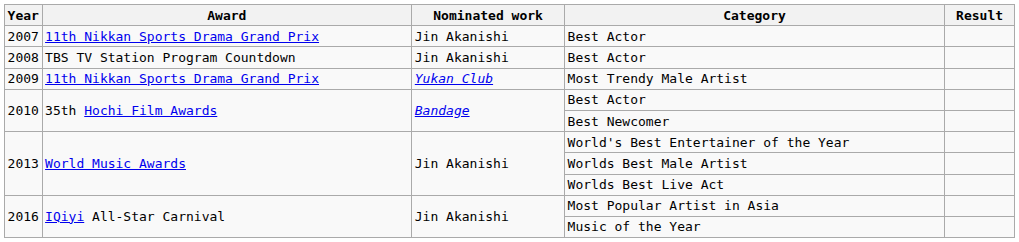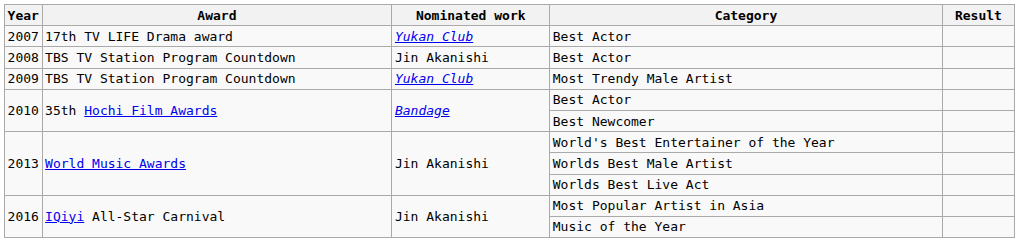(182, 36) 11th Nikkan Sports Drama Grand Prix -> (139, 36) 17th TV LIFE Drama award
(462, 36) Jin Akanishi -> (434, 36) Yukan Club
(182, 79) 11th Nikkan Sports Drama Grand Prix -> (170, 79) TBS TV Station Program Countdown
